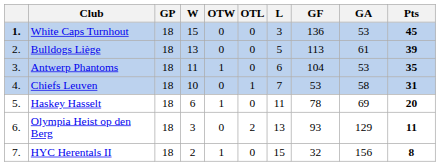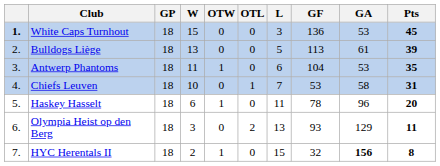(364, 103) 69 -> (364, 103) 96
(364, 152) normal -> (364, 152) bold
